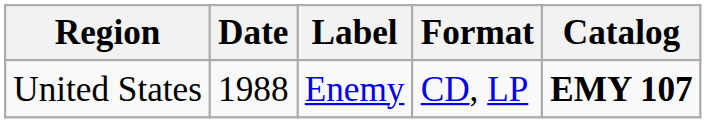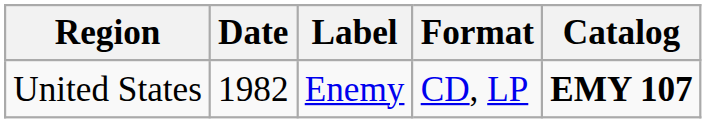(253, 88) 1988 -> (253, 88) 1982
